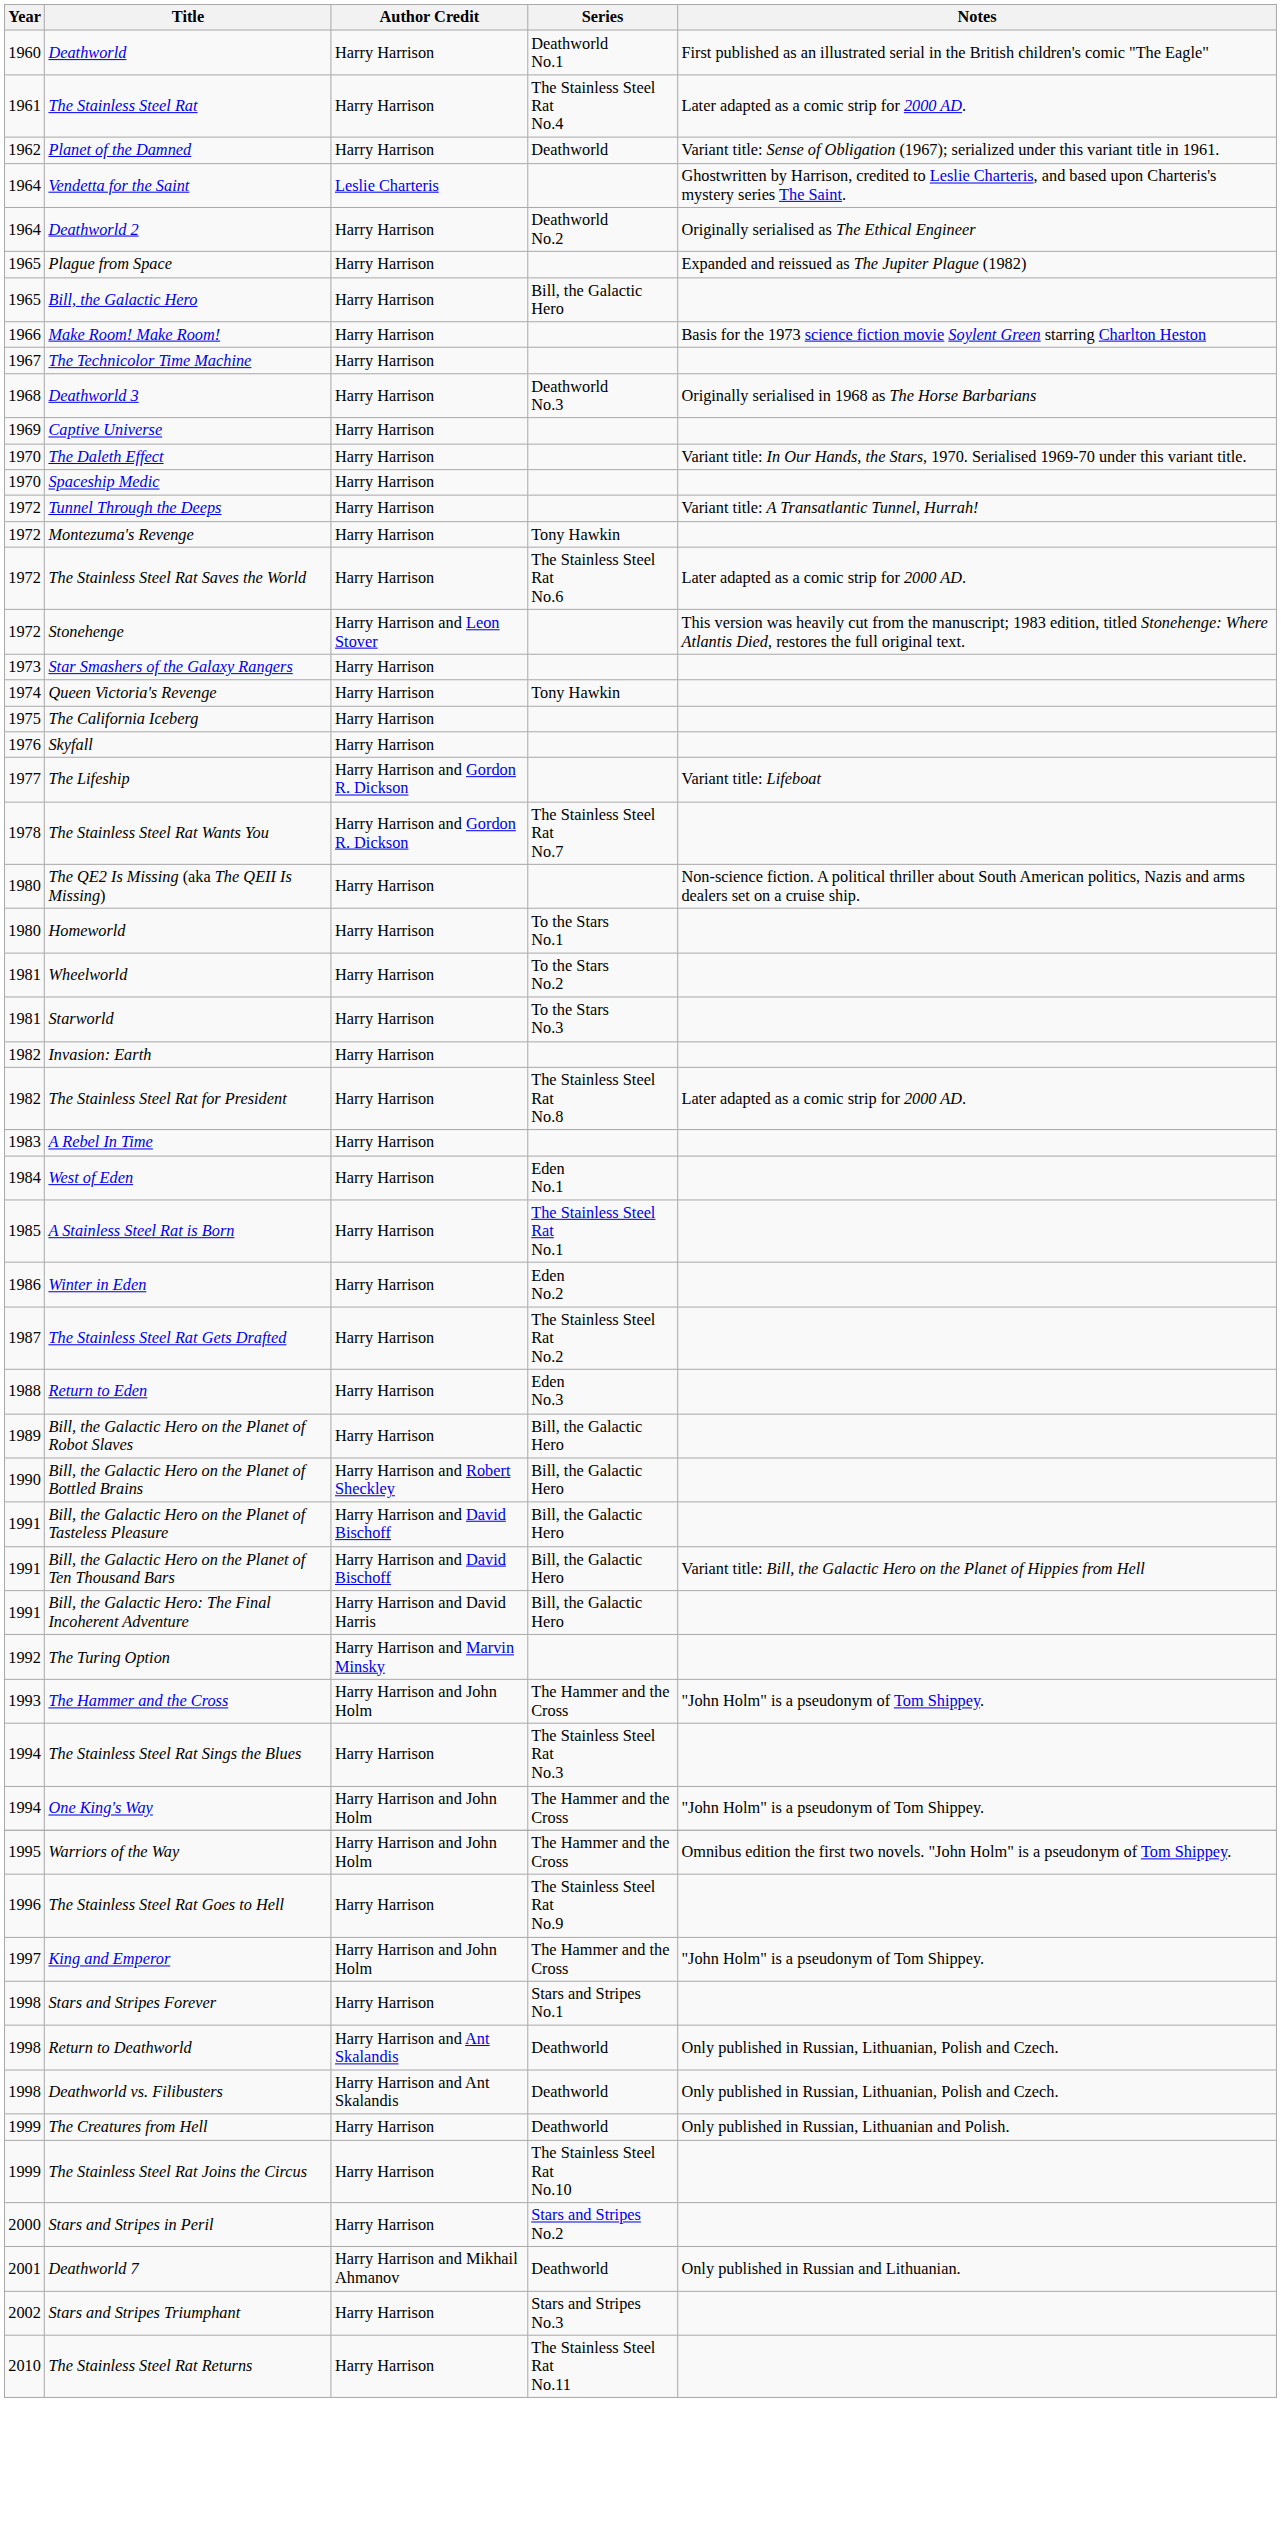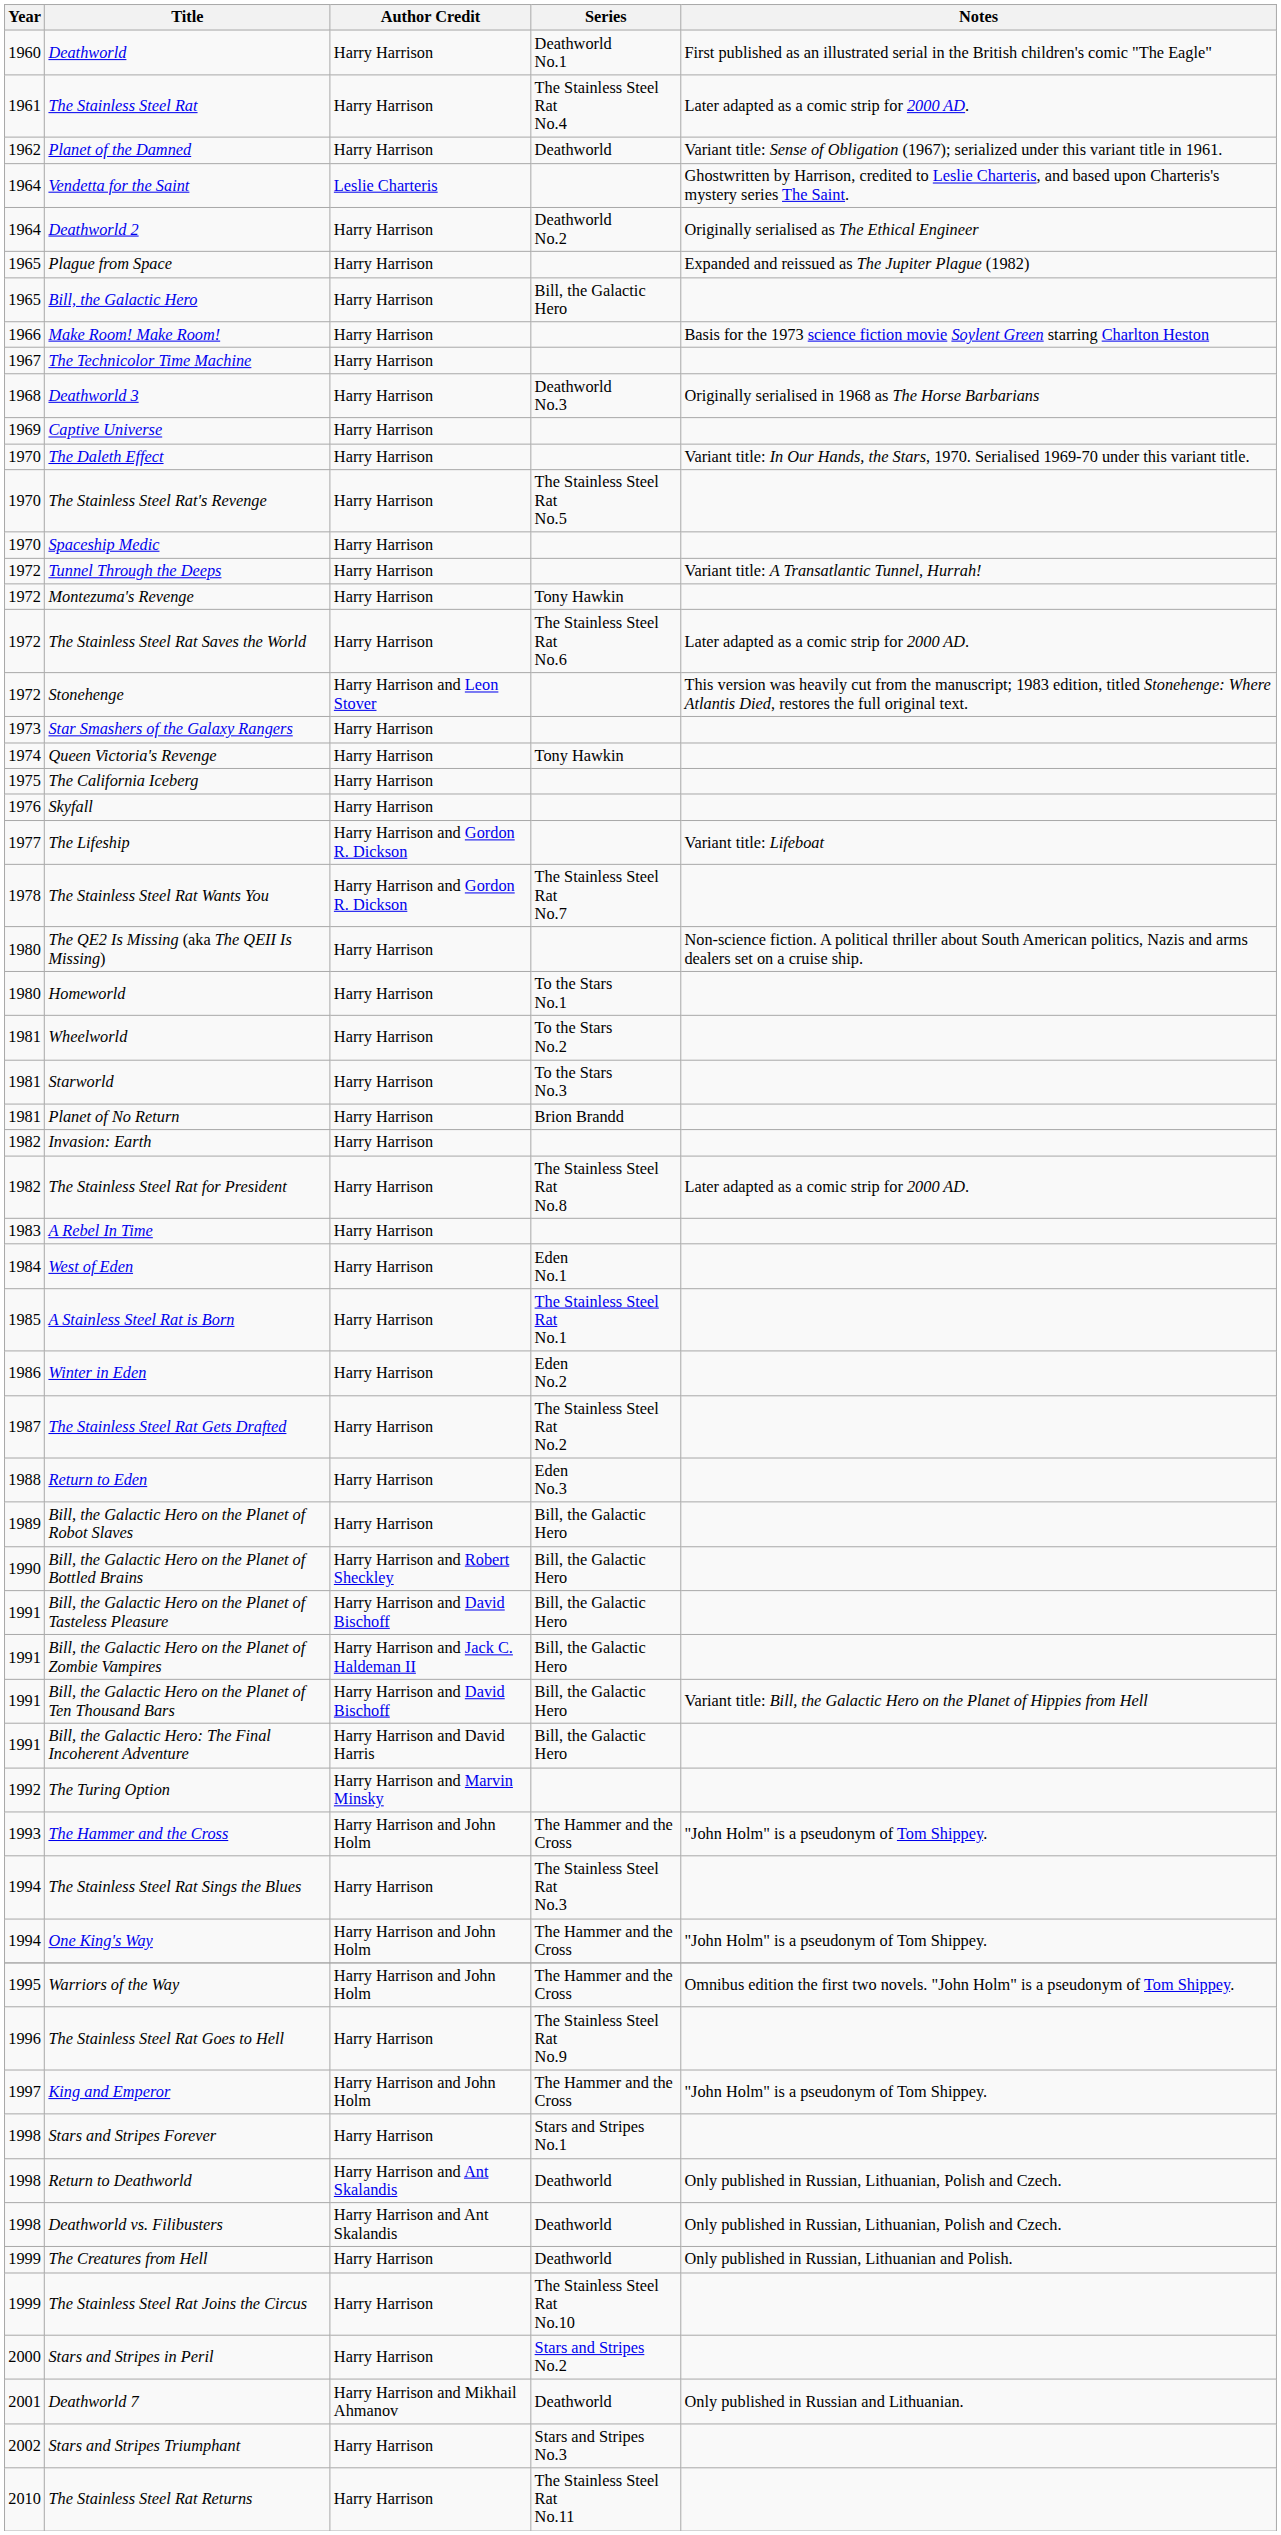+ row: (158, 500)
+ row: (114, 1116)
+ row: (177, 1656)
